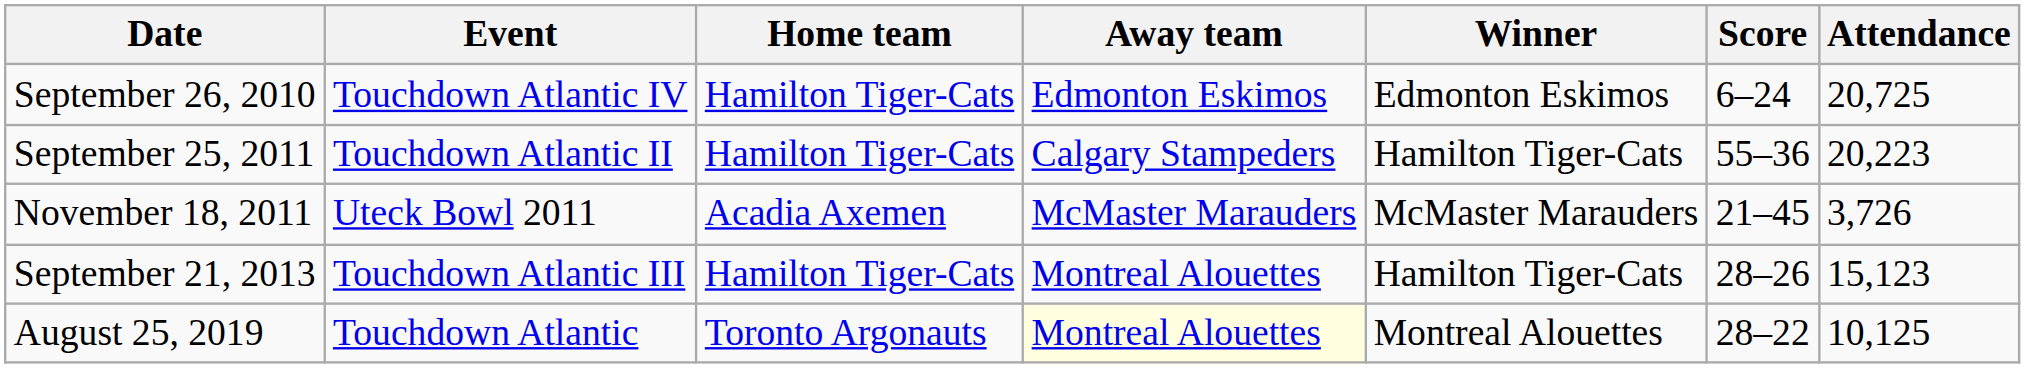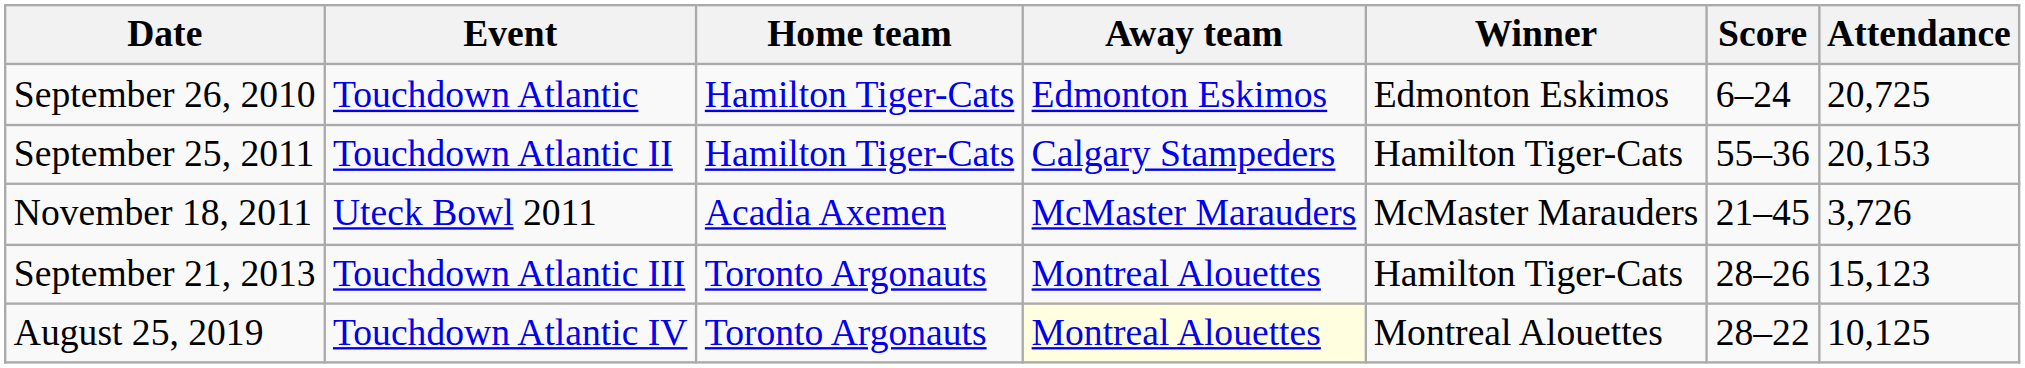(510, 93) Touchdown Atlantic IV -> (486, 93) Touchdown Atlantic
(1879, 153) 20,223 -> (1879, 153) 20,153
(860, 272) Hamilton Tiger-Cats -> (846, 272) Toronto Argonauts
(486, 332) Touchdown Atlantic -> (510, 332) Touchdown Atlantic IV
